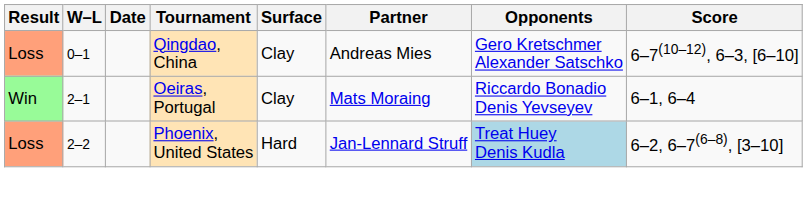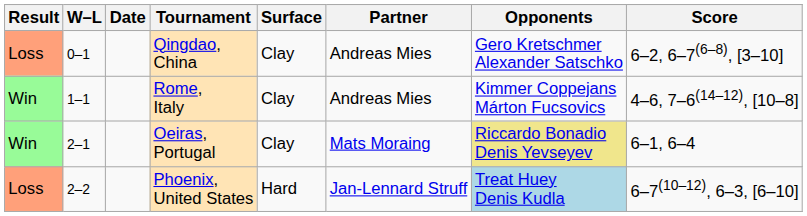(715, 53) 6–7(10–12), 6–3, [6–10] -> (707, 53) 6–2, 6–7(6–8), [3–10]
+ row: (178, 98)
(541, 98) no background -> (541, 143) khaki background
(707, 143) 6–2, 6–7(6–8), [3–10] -> (715, 188) 6–7(10–12), 6–3, [6–10]
